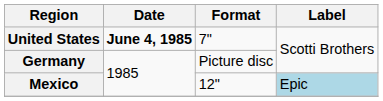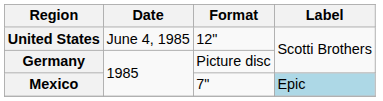(149, 38) bold -> (148, 38) normal
(205, 38) 7" -> (207, 38) 12"
(209, 84) 12" -> (203, 84) 7"
